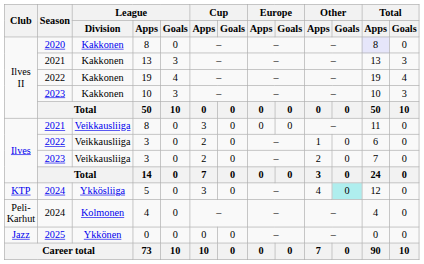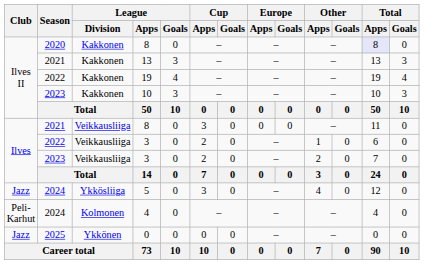(21, 191) KTP -> (21, 191) Jazz
(347, 191) paleturquoise background -> (347, 191) no background
